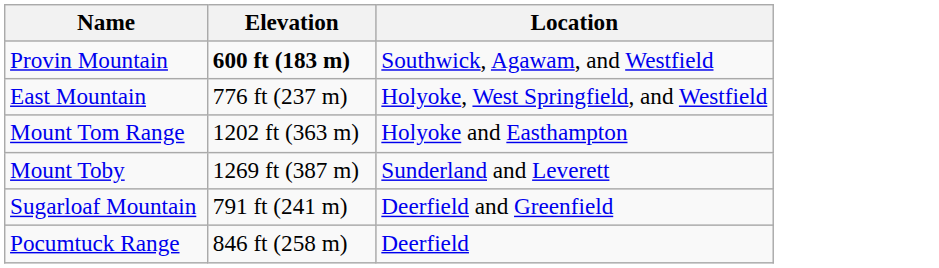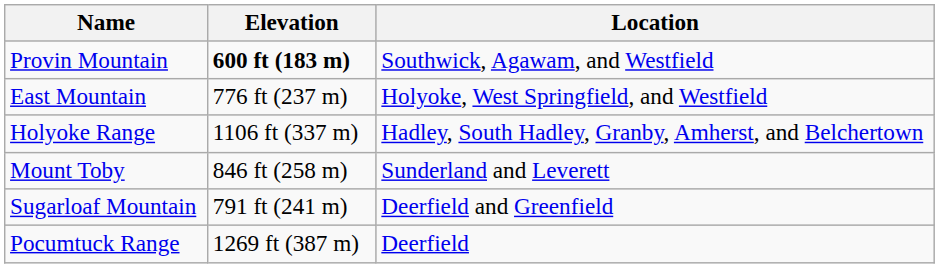- row: (97, 133)
+ row: (83, 133)
(292, 170) 1269 ft (387 m) -> (280, 170) 846 ft (258 m)
(280, 243) 846 ft (258 m) -> (292, 243) 1269 ft (387 m)
